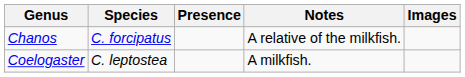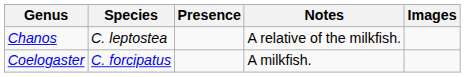(131, 38) C. forcipatus -> (129, 38) C. leptostea
(129, 60) C. leptostea -> (131, 60) C. forcipatus
